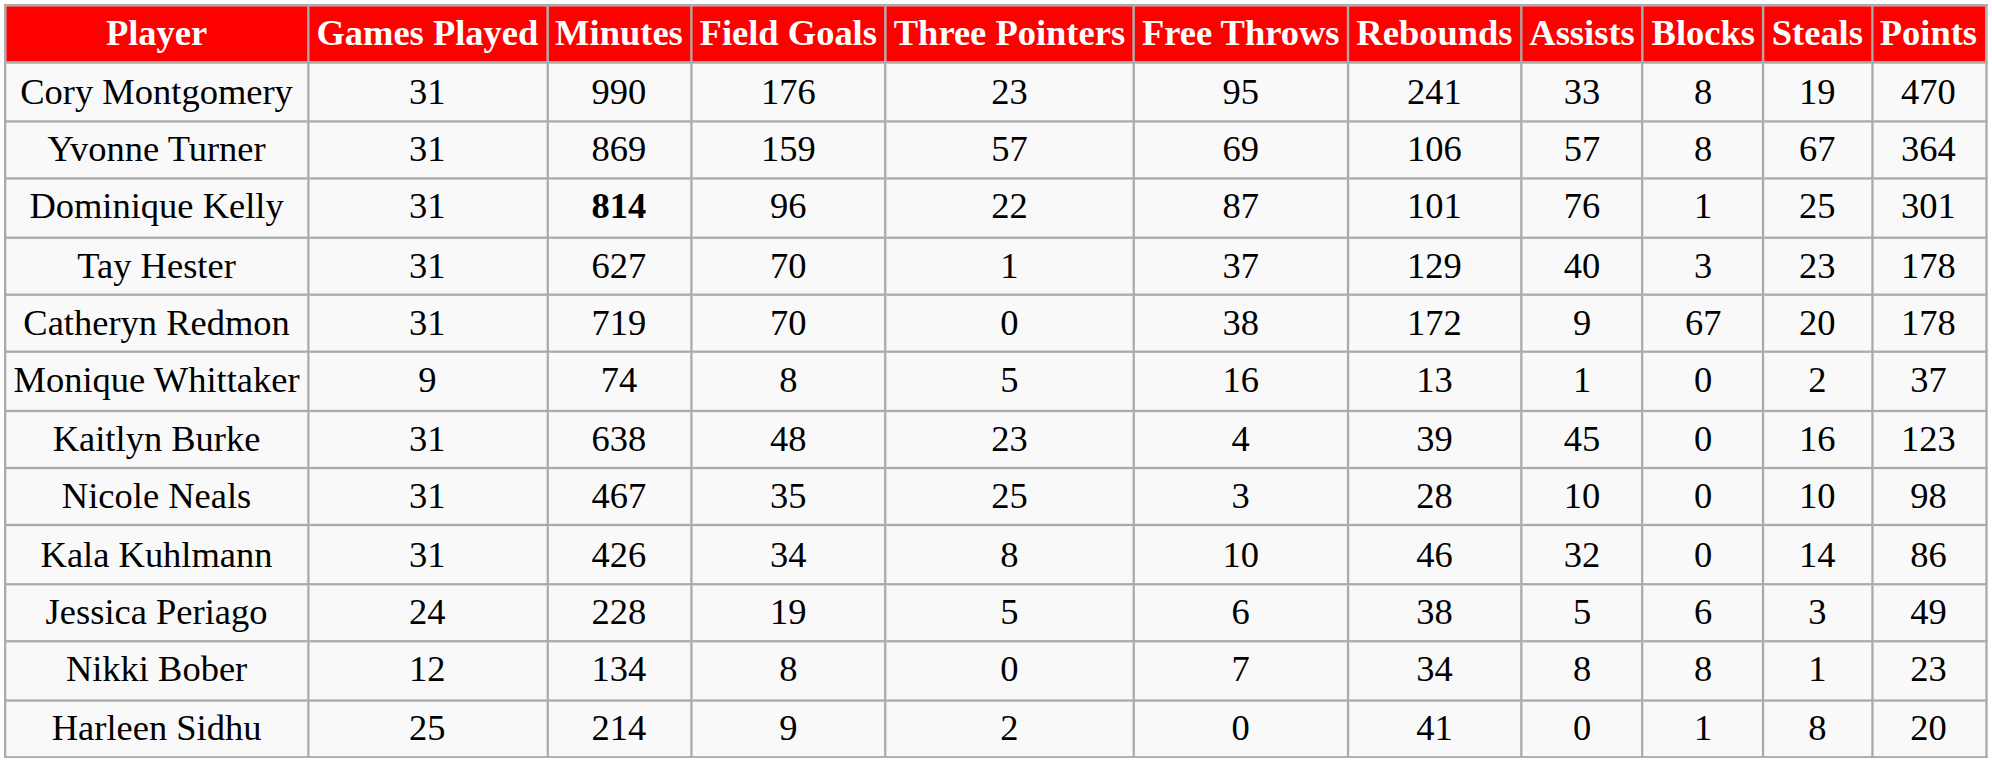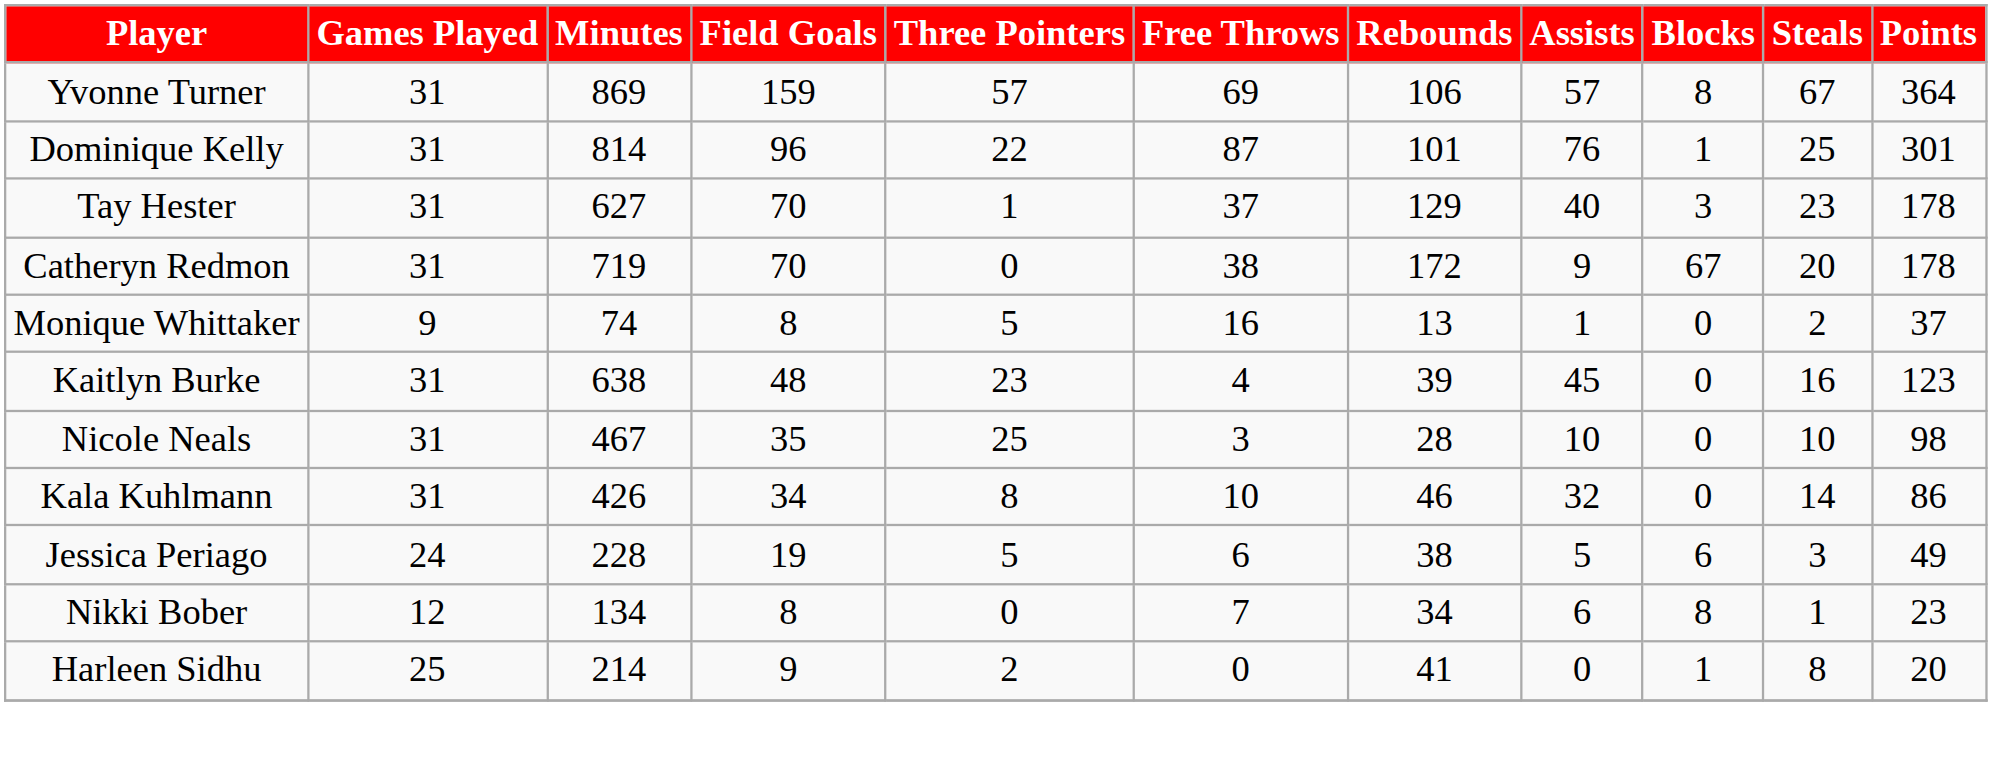- row: (157, 91)
(619, 206) bold -> (619, 149) normal
(1582, 669) 8 -> (1582, 611) 6
